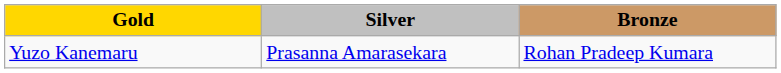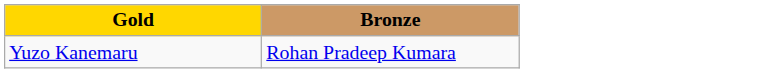- column: (390, 20)
